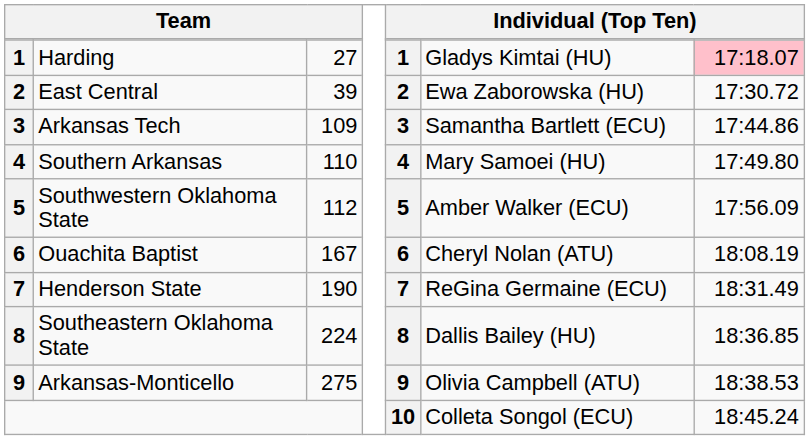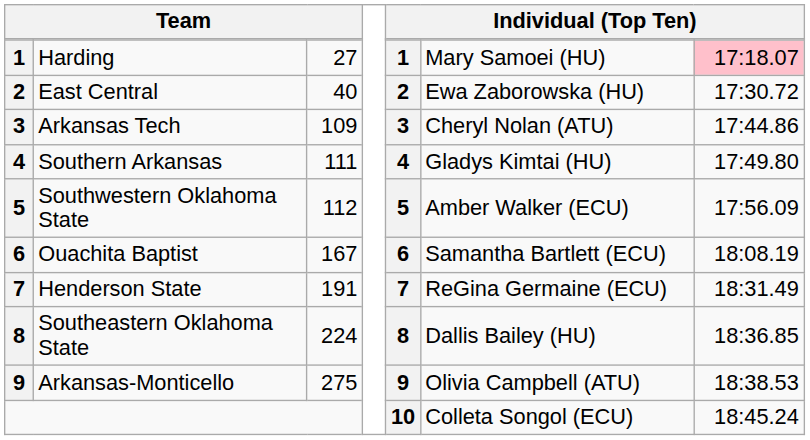(518, 57) Gladys Kimtai (HU) -> (515, 57) Mary Samoei (HU)
(345, 92) 39 -> (345, 92) 40
(546, 126) Samantha Bartlett (ECU) -> (519, 126) Cheryl Nolan (ATU)
(340, 161) 110 -> (341, 161) 111
(515, 161) Mary Samoei (HU) -> (518, 161) Gladys Kimtai (HU)
(519, 254) Cheryl Nolan (ATU) -> (546, 254) Samantha Bartlett (ECU)
(339, 289) 190 -> (339, 289) 191
